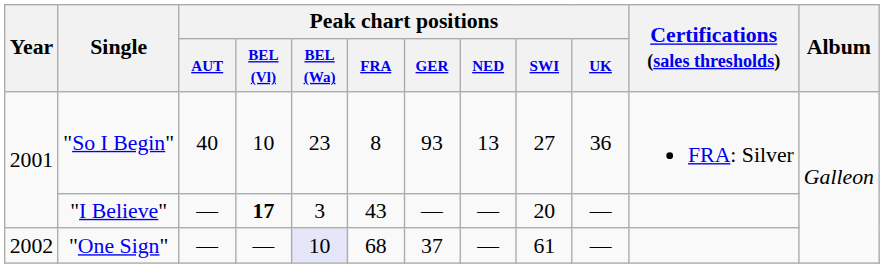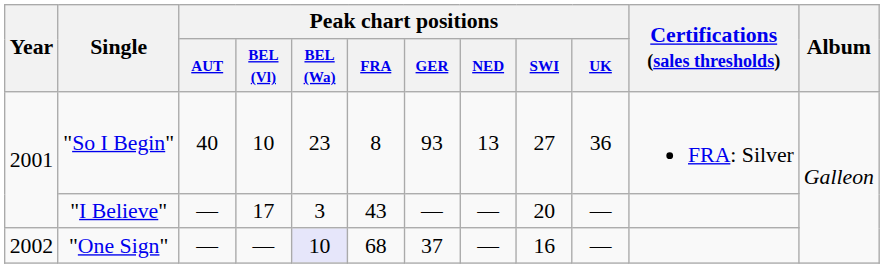(263, 210) bold -> (263, 210) normal
(544, 245) 61 -> (544, 245) 16
